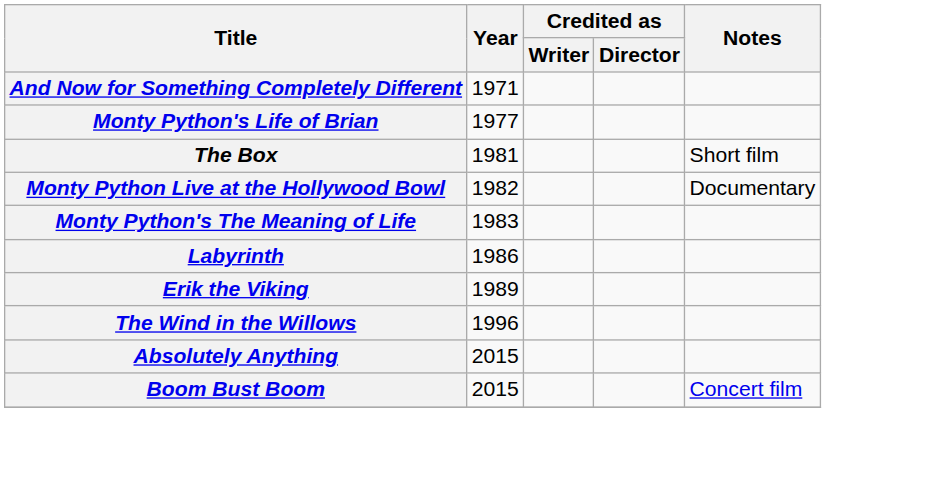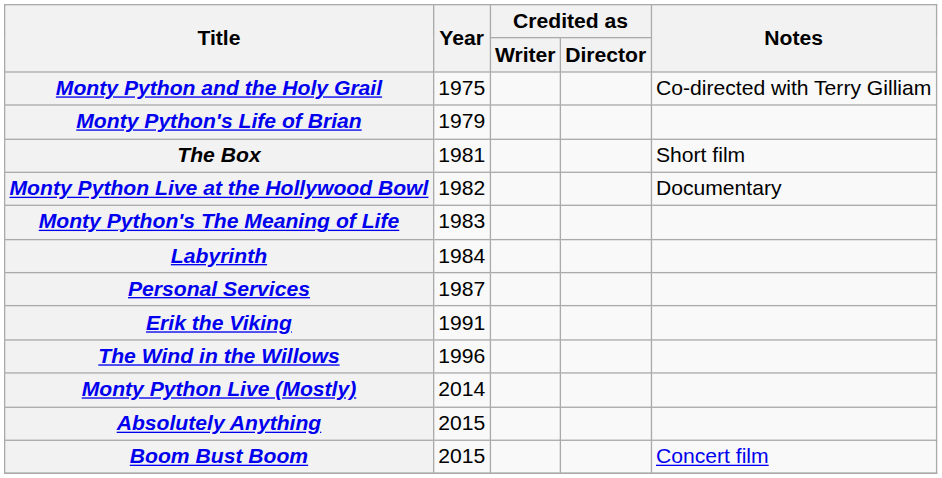- row: (236, 88)
+ row: (219, 88)
(495, 121) 1977 -> (462, 121) 1979
(495, 255) 1986 -> (462, 255) 1984
+ row: (219, 289)
(495, 289) 1989 -> (462, 322) 1991
+ row: (219, 389)
